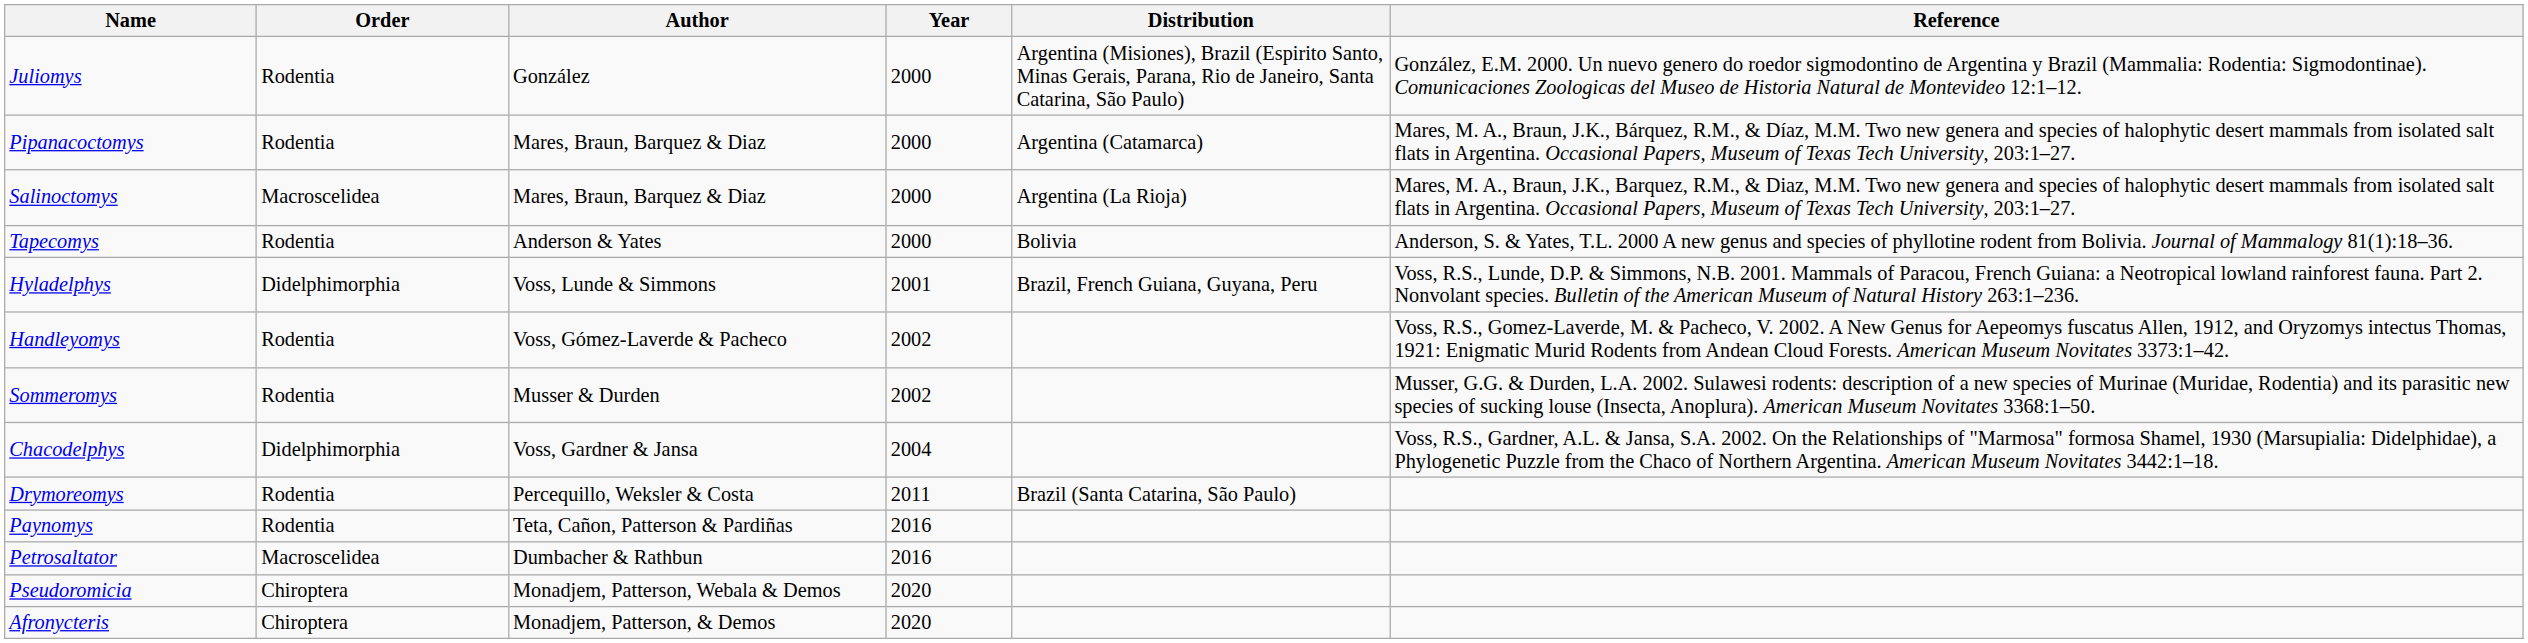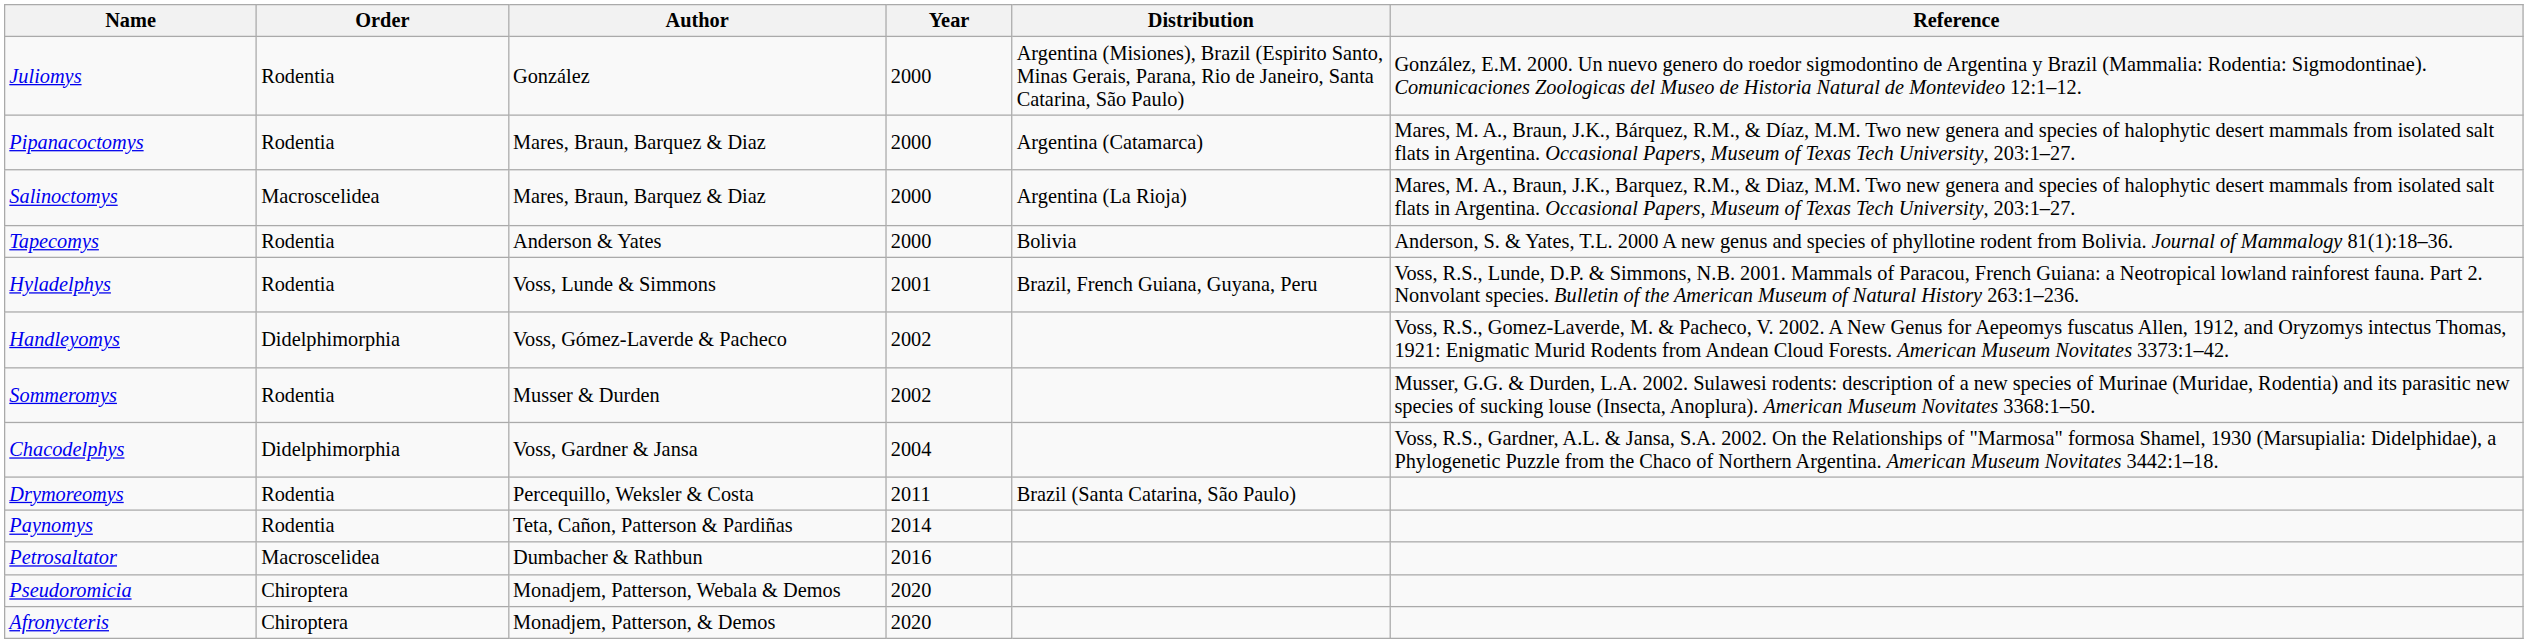(331, 284) Didelphimorphia -> (298, 284) Rodentia
(298, 339) Rodentia -> (331, 339) Didelphimorphia
(911, 525) 2016 -> (911, 525) 2014
